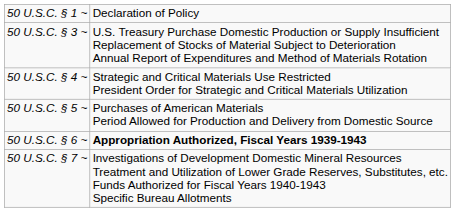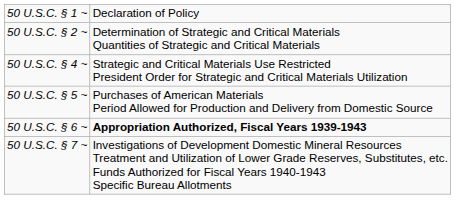+ row: (47, 32)
- row: (47, 32)
